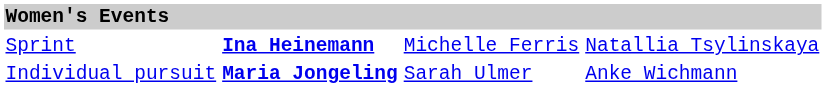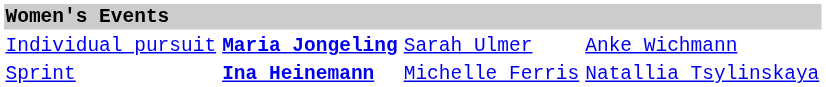rows swapped: (41, 45) <-> (111, 74)
